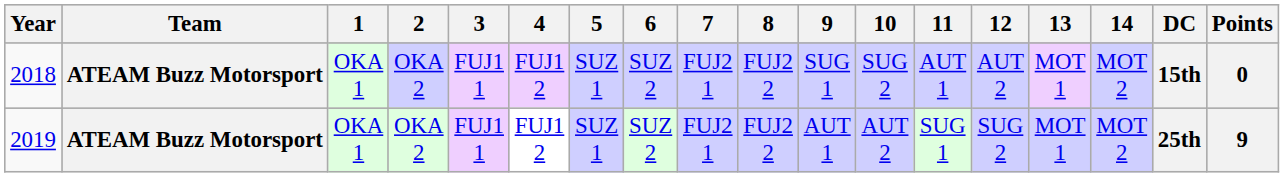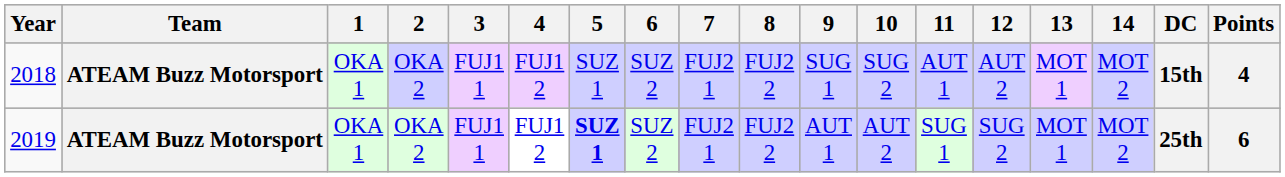(1242, 75) 0 -> (1244, 75) 4
(597, 139) normal -> (597, 139) bold
(1242, 139) 9 -> (1244, 139) 6
